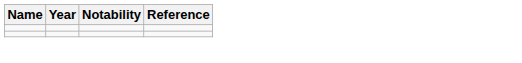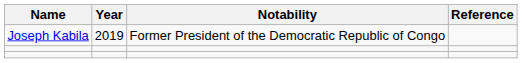+ row: (48, 35)
